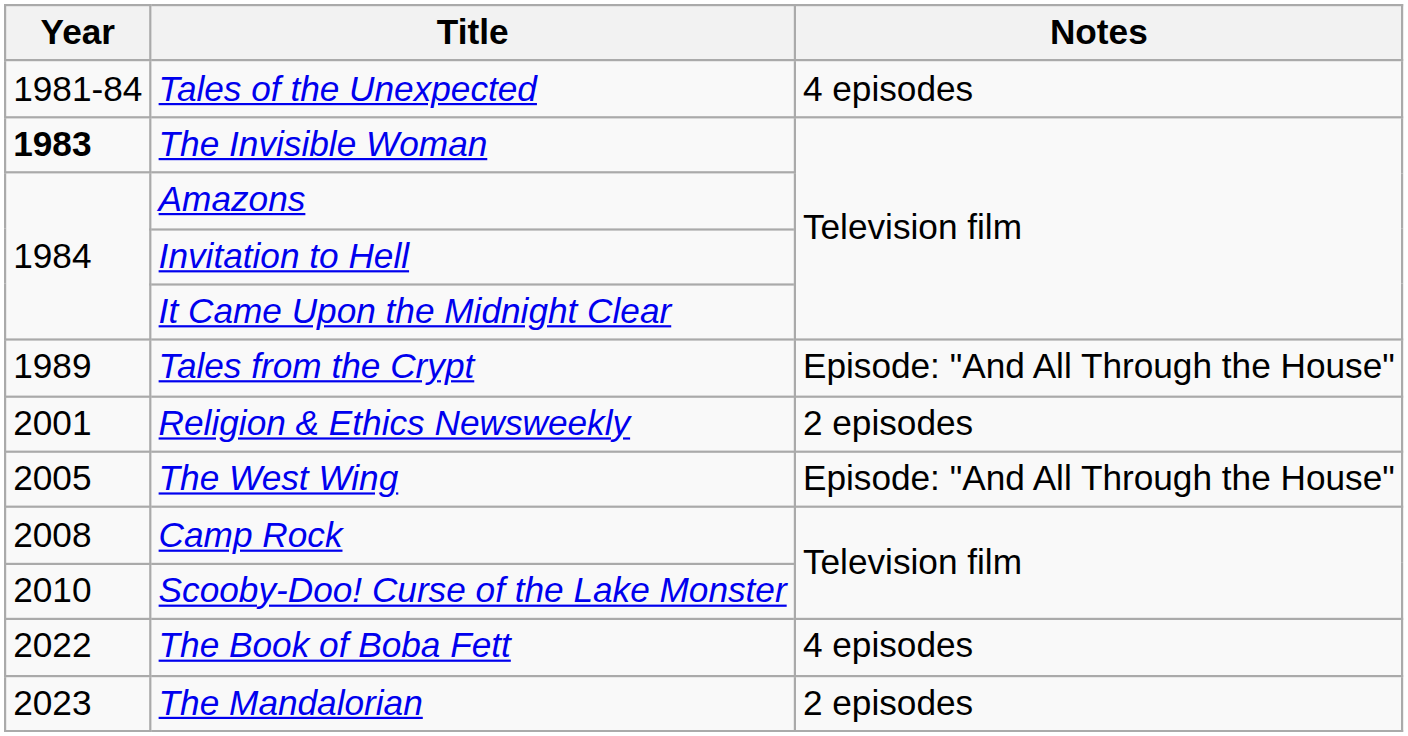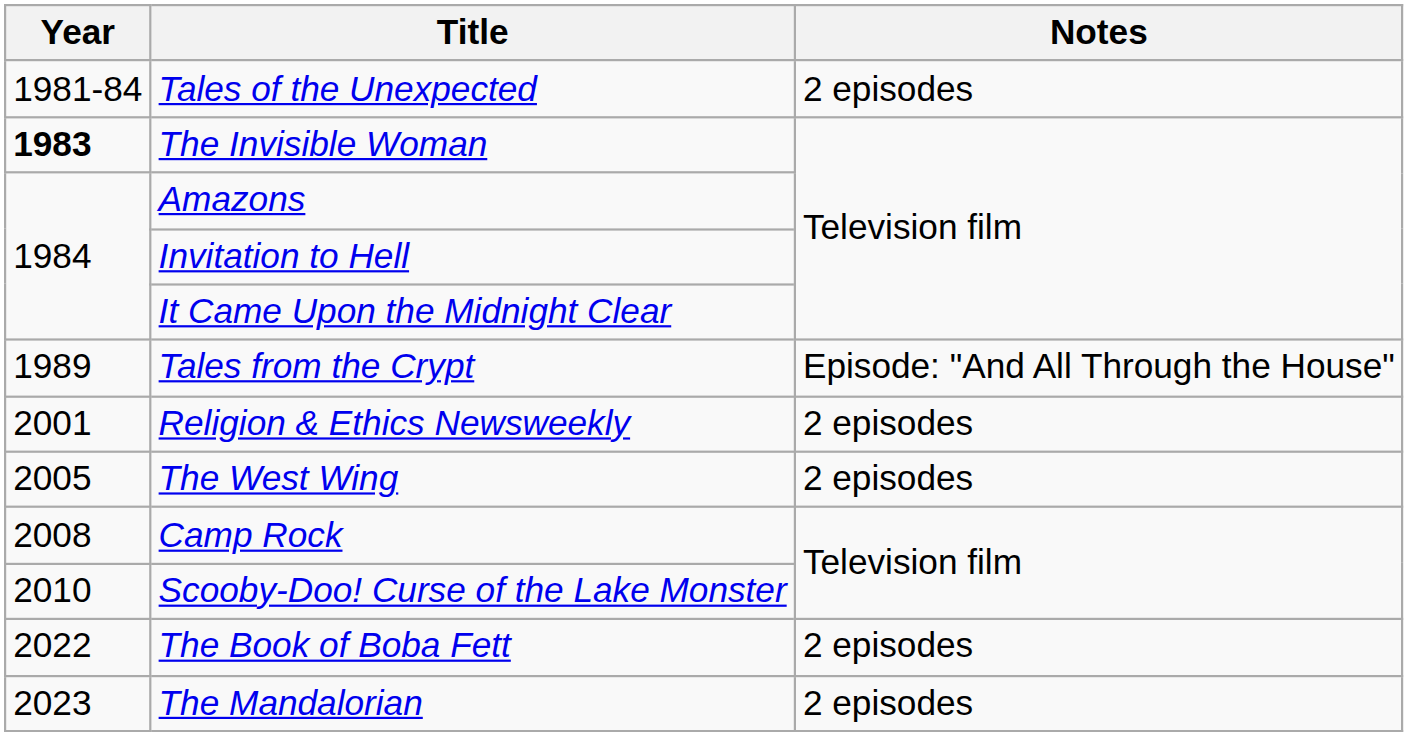(888, 88) 4 episodes -> (888, 88) 2 episodes
(1099, 479) Episode: "And All Through the House" -> (888, 479) 2 episodes
(888, 646) 4 episodes -> (888, 646) 2 episodes
